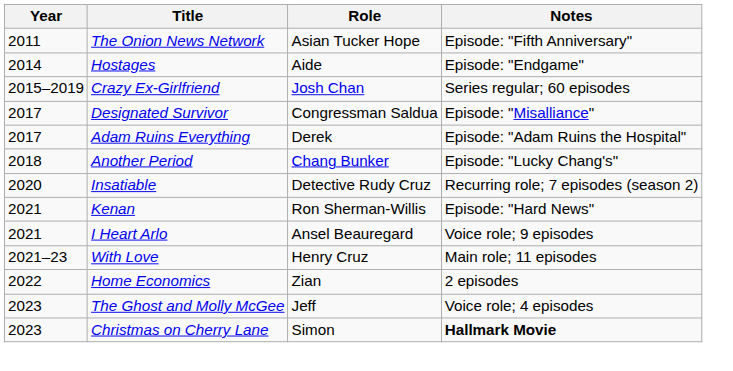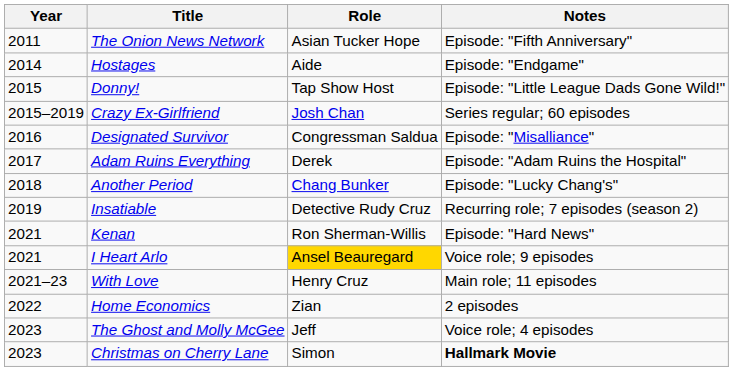+ row: (115, 88)
(25, 112) 2017 -> (25, 137) 2016
(25, 185) 2020 -> (25, 209) 2019
(352, 233) no background -> (352, 257) gold background
